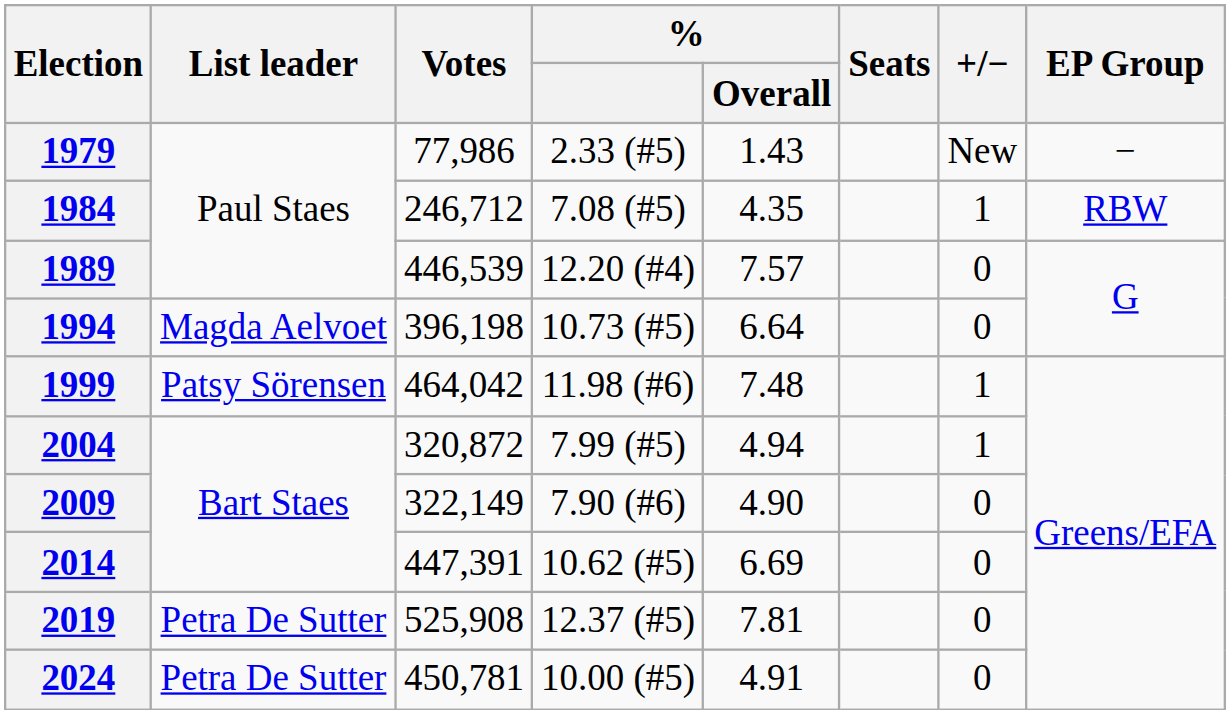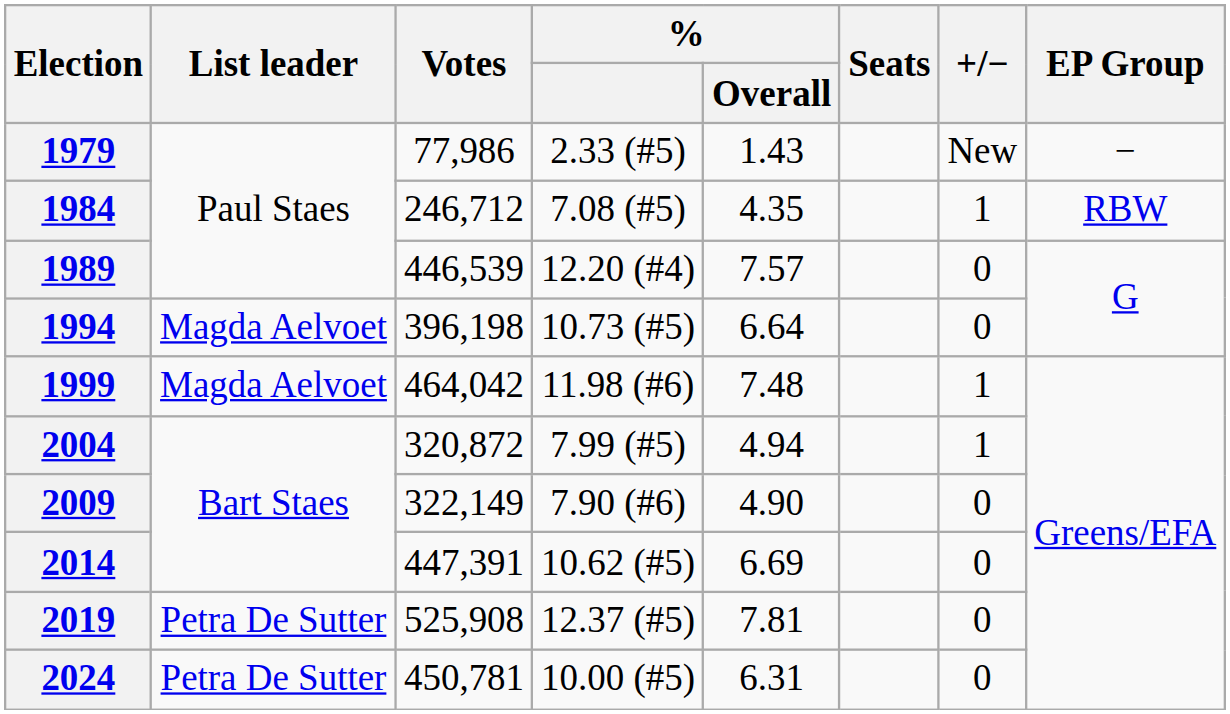(273, 385) Patsy Sörensen -> (273, 385) Magda Aelvoet
(772, 678) 4.91 -> (772, 678) 6.31
